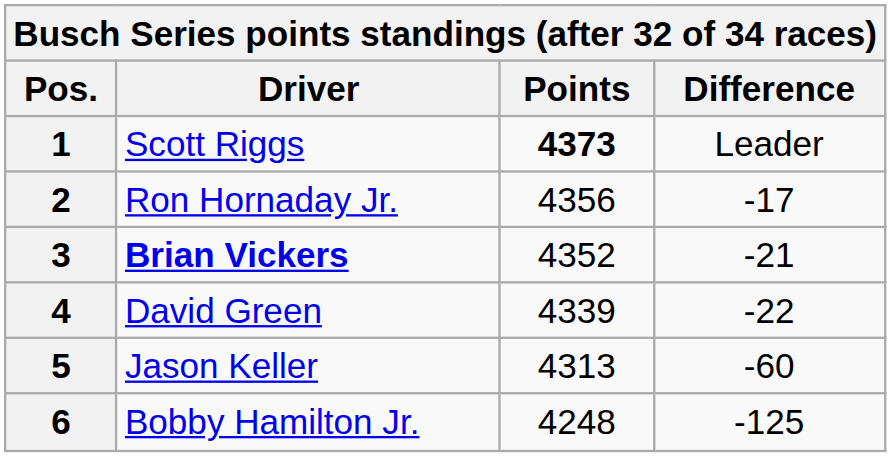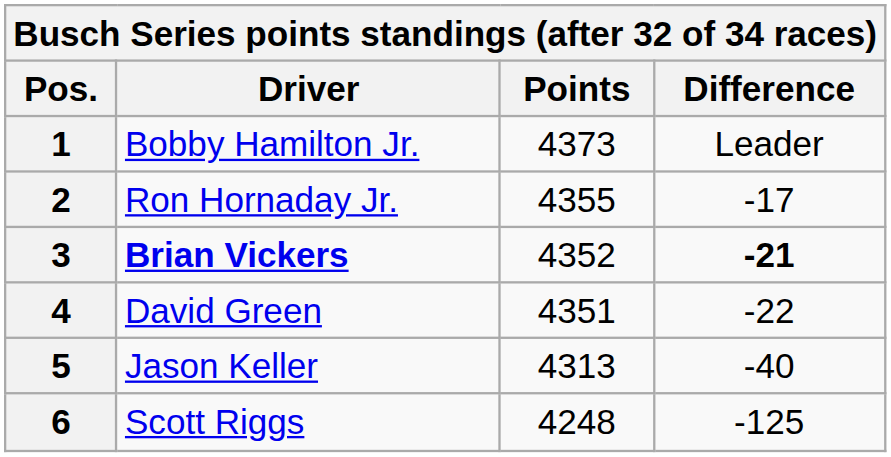(215, 144) Scott Riggs -> (272, 144) Bobby Hamilton Jr.
(577, 144) bold -> (577, 144) normal
(577, 200) 4356 -> (577, 200) 4355
(769, 255) normal -> (769, 255) bold
(577, 311) 4339 -> (577, 311) 4351
(769, 367) -60 -> (769, 367) -40
(272, 422) Bobby Hamilton Jr. -> (215, 422) Scott Riggs
